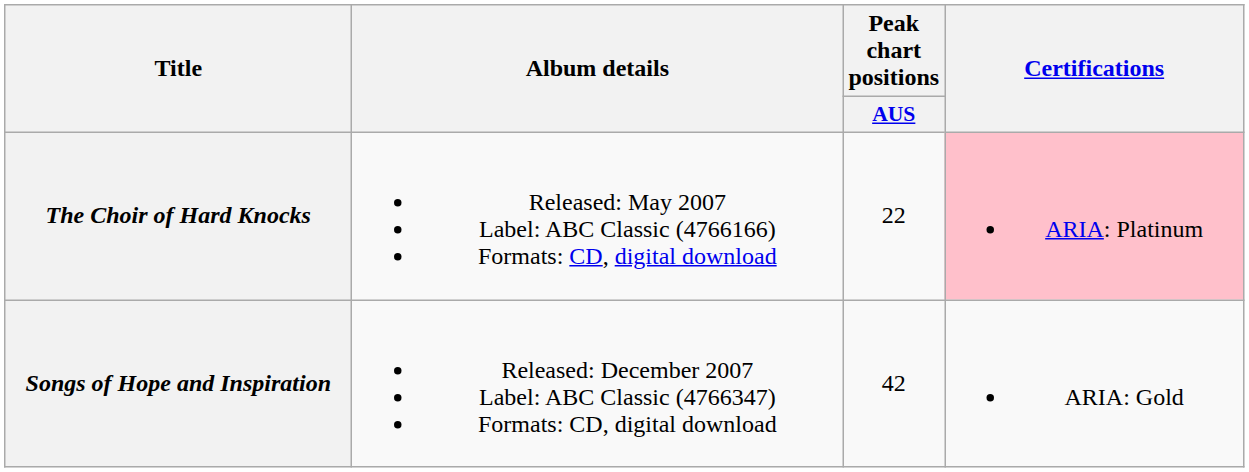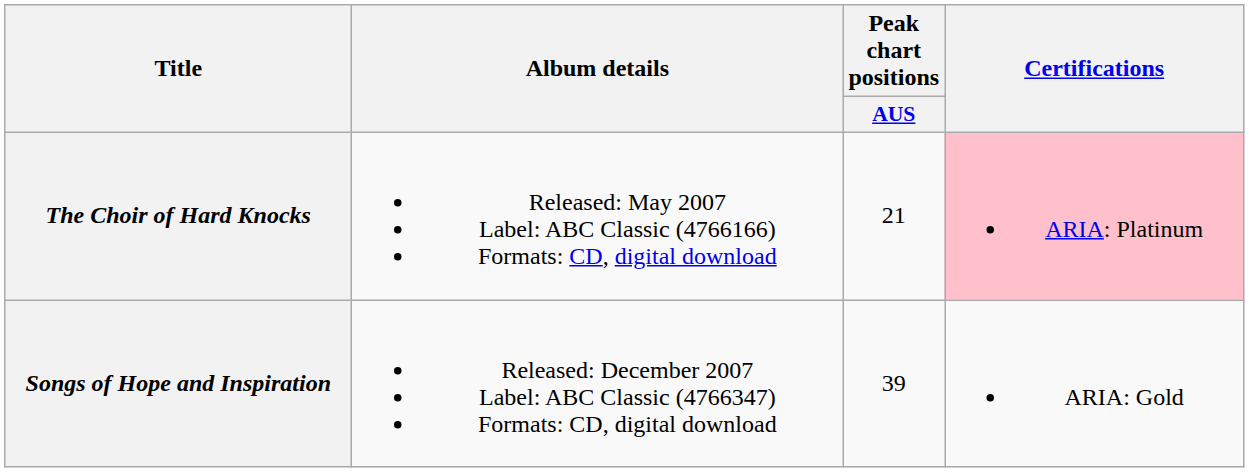(894, 215) 22 -> (894, 215) 21
(894, 382) 42 -> (894, 382) 39
